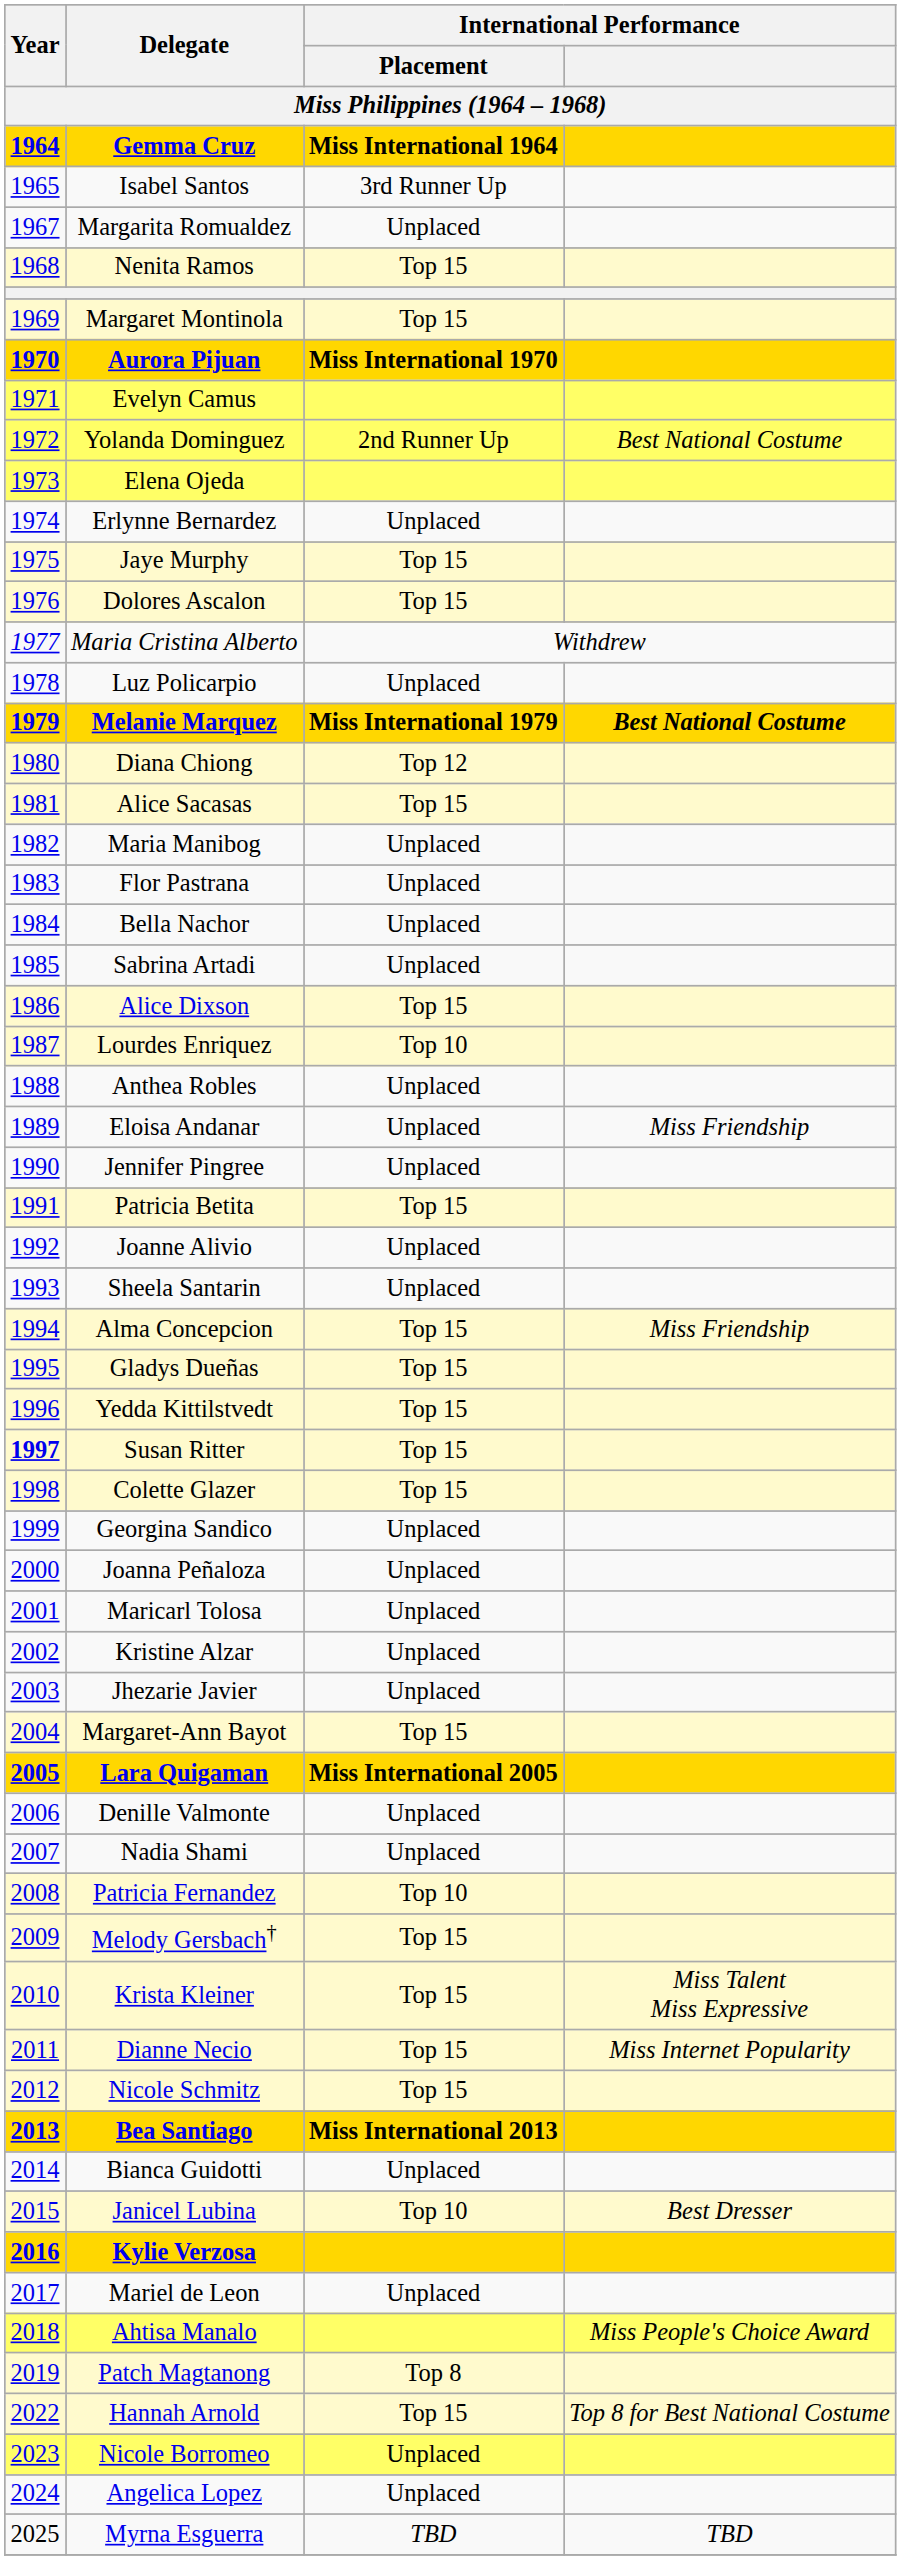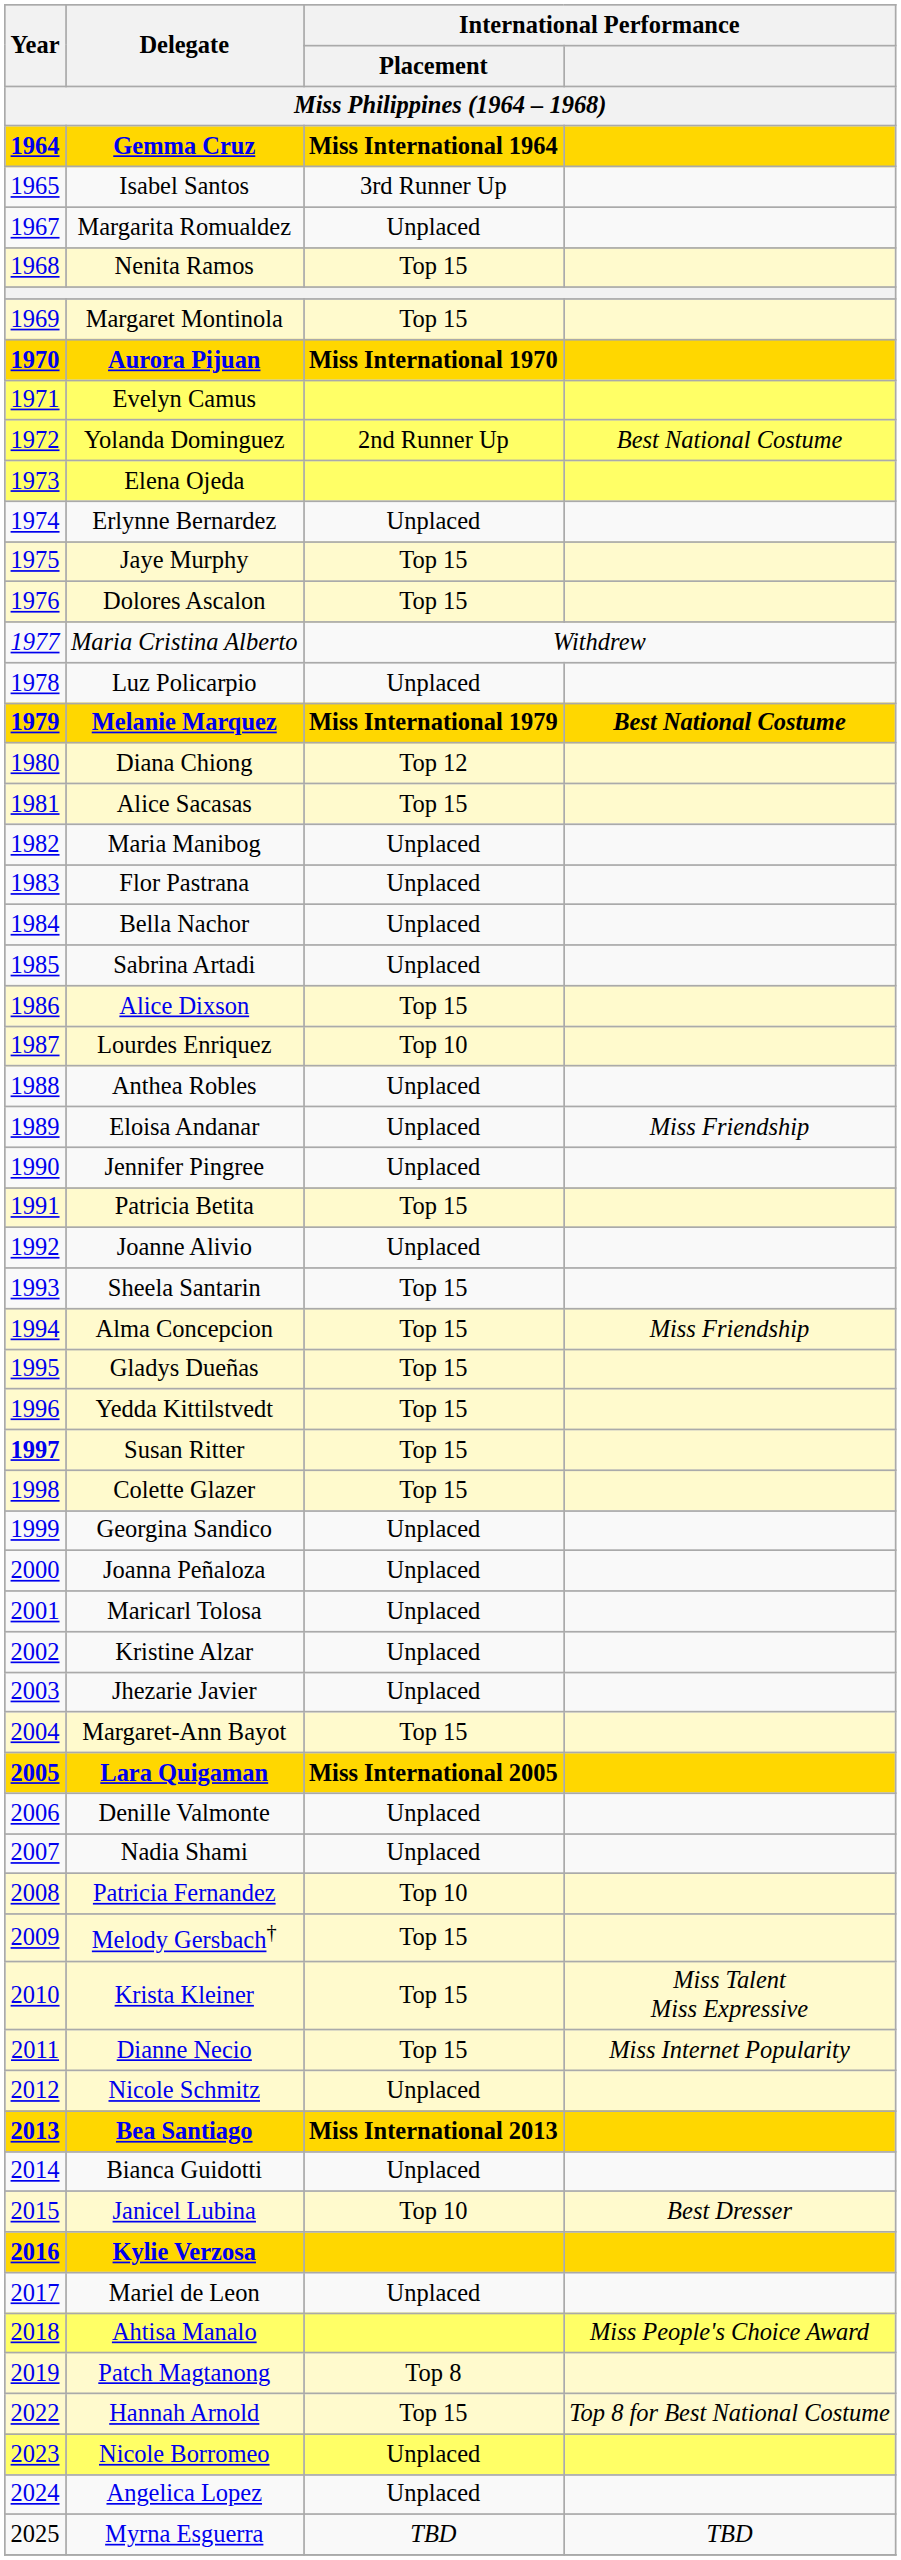(433, 1288) Unplaced -> (433, 1288) Top 15
(433, 2090) Top 15 -> (433, 2090) Unplaced
